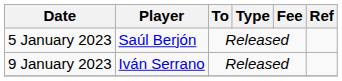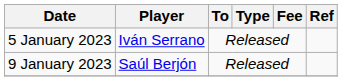(157, 40) Saúl Berjón -> (162, 40) Iván Serrano
(162, 64) Iván Serrano -> (157, 64) Saúl Berjón
